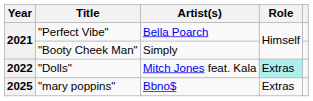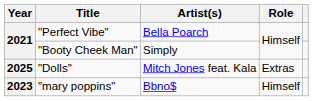(20, 68) 2022 -> (20, 68) 2025
(278, 68) paleturquoise background -> (278, 68) no background
(20, 86) 2025 -> (20, 86) 2023
(278, 86) Extras -> (281, 86) Himself
